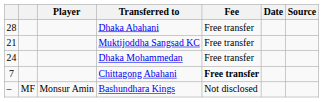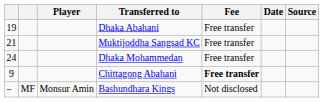(11, 27) 28 -> (11, 27) 19
(11, 74) 7 -> (11, 74) 9
